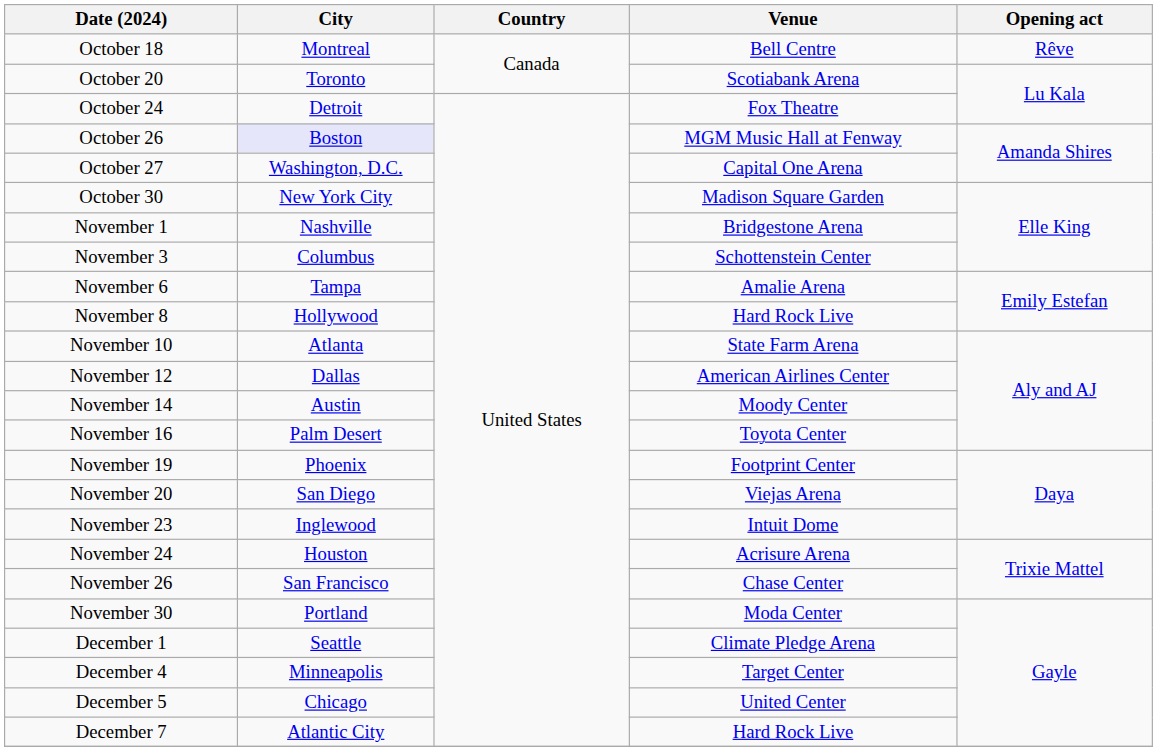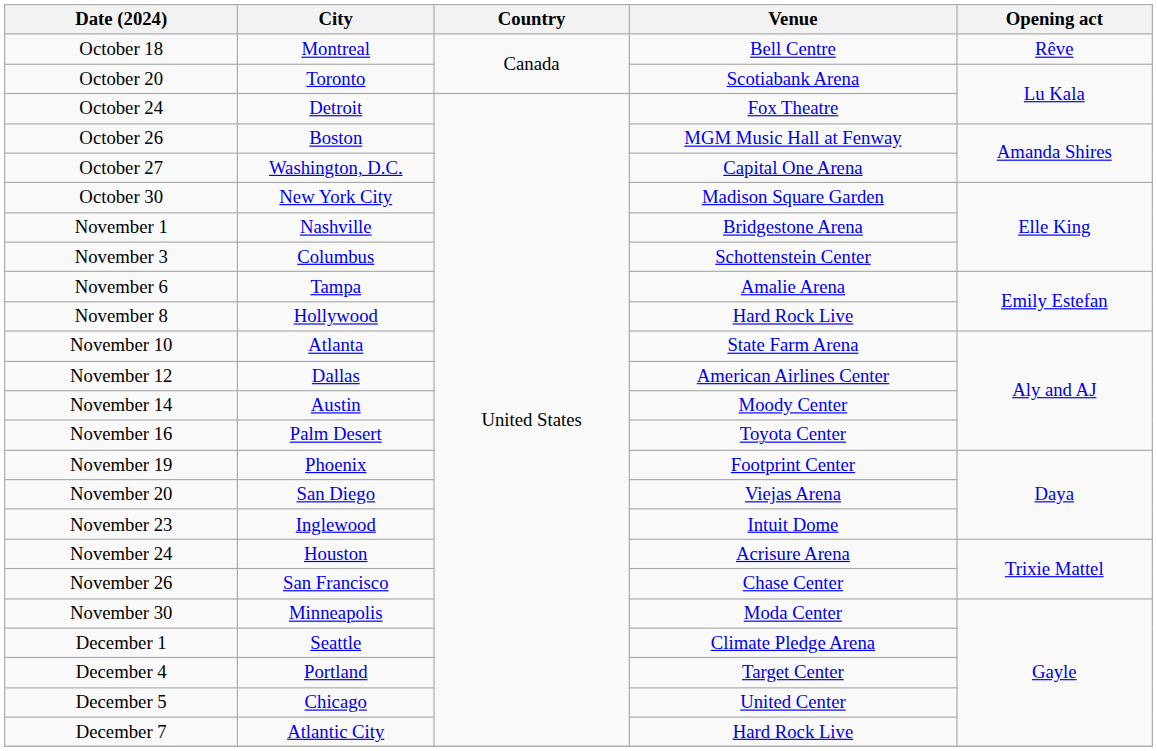(336, 138) lavender background -> (336, 138) no background
(336, 613) Portland -> (336, 613) Minneapolis
(336, 672) Minneapolis -> (336, 672) Portland
